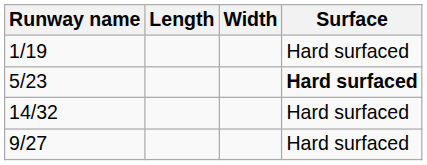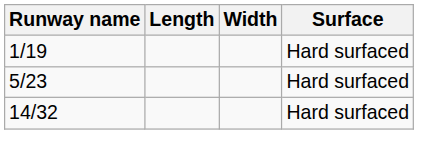(352, 81) bold -> (348, 81) normal
- row: (28, 143)
